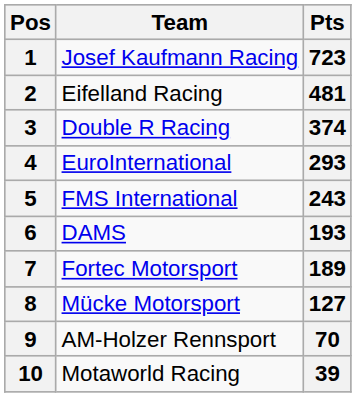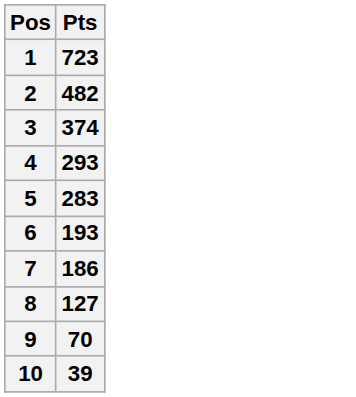- column: (180, 22)
(327, 92) 481 -> (80, 92) 482
(327, 198) 243 -> (80, 198) 283
(327, 268) 189 -> (80, 268) 186
